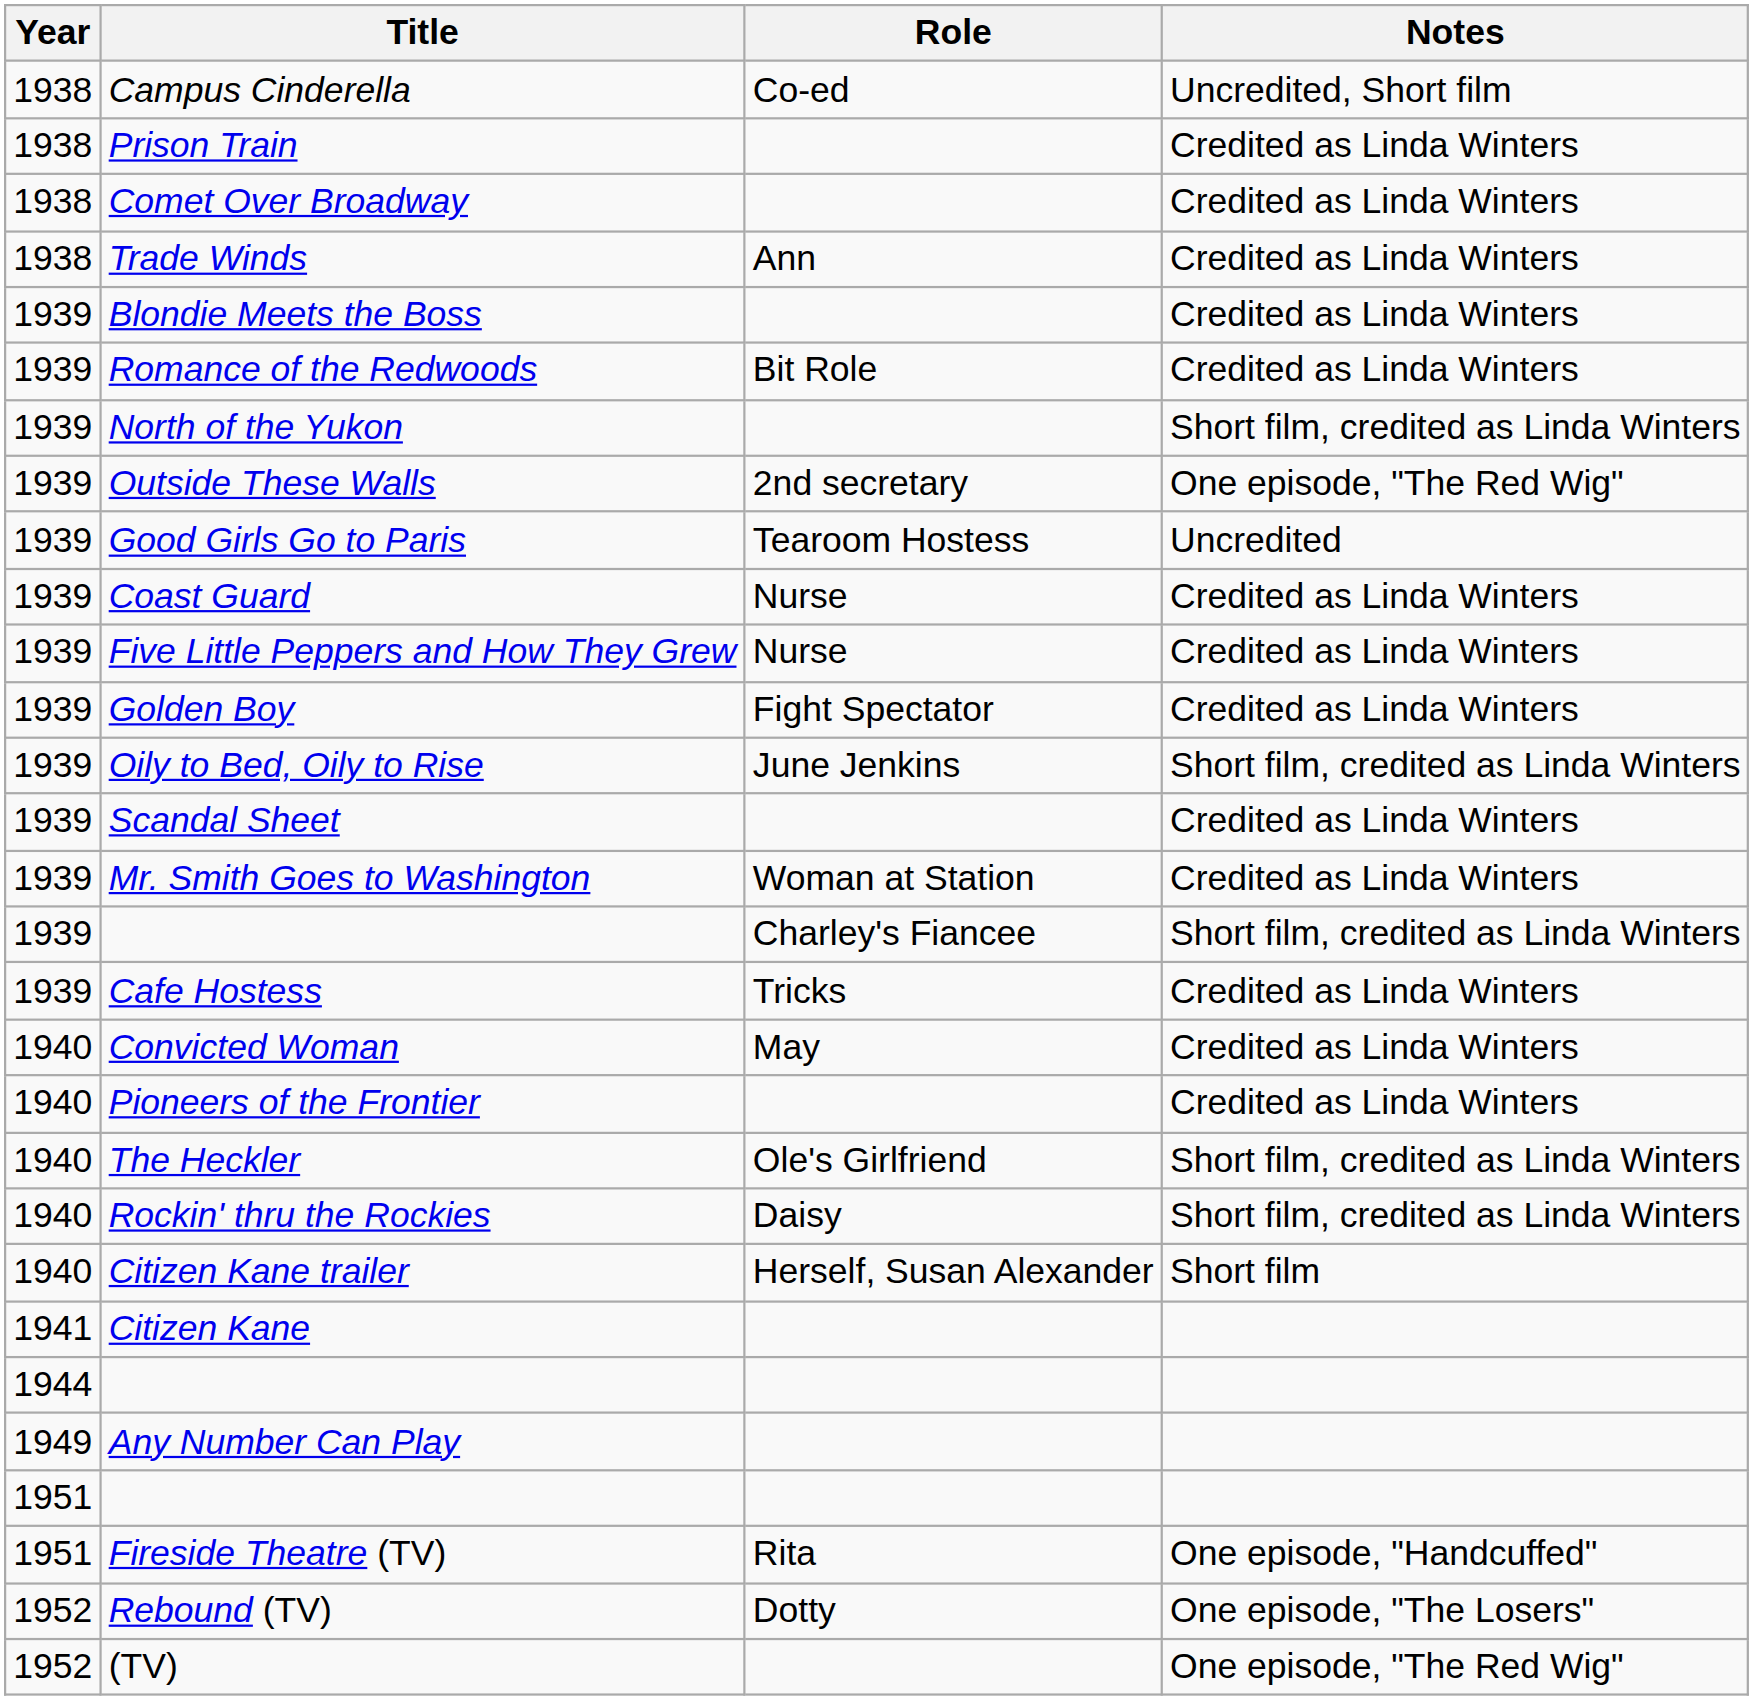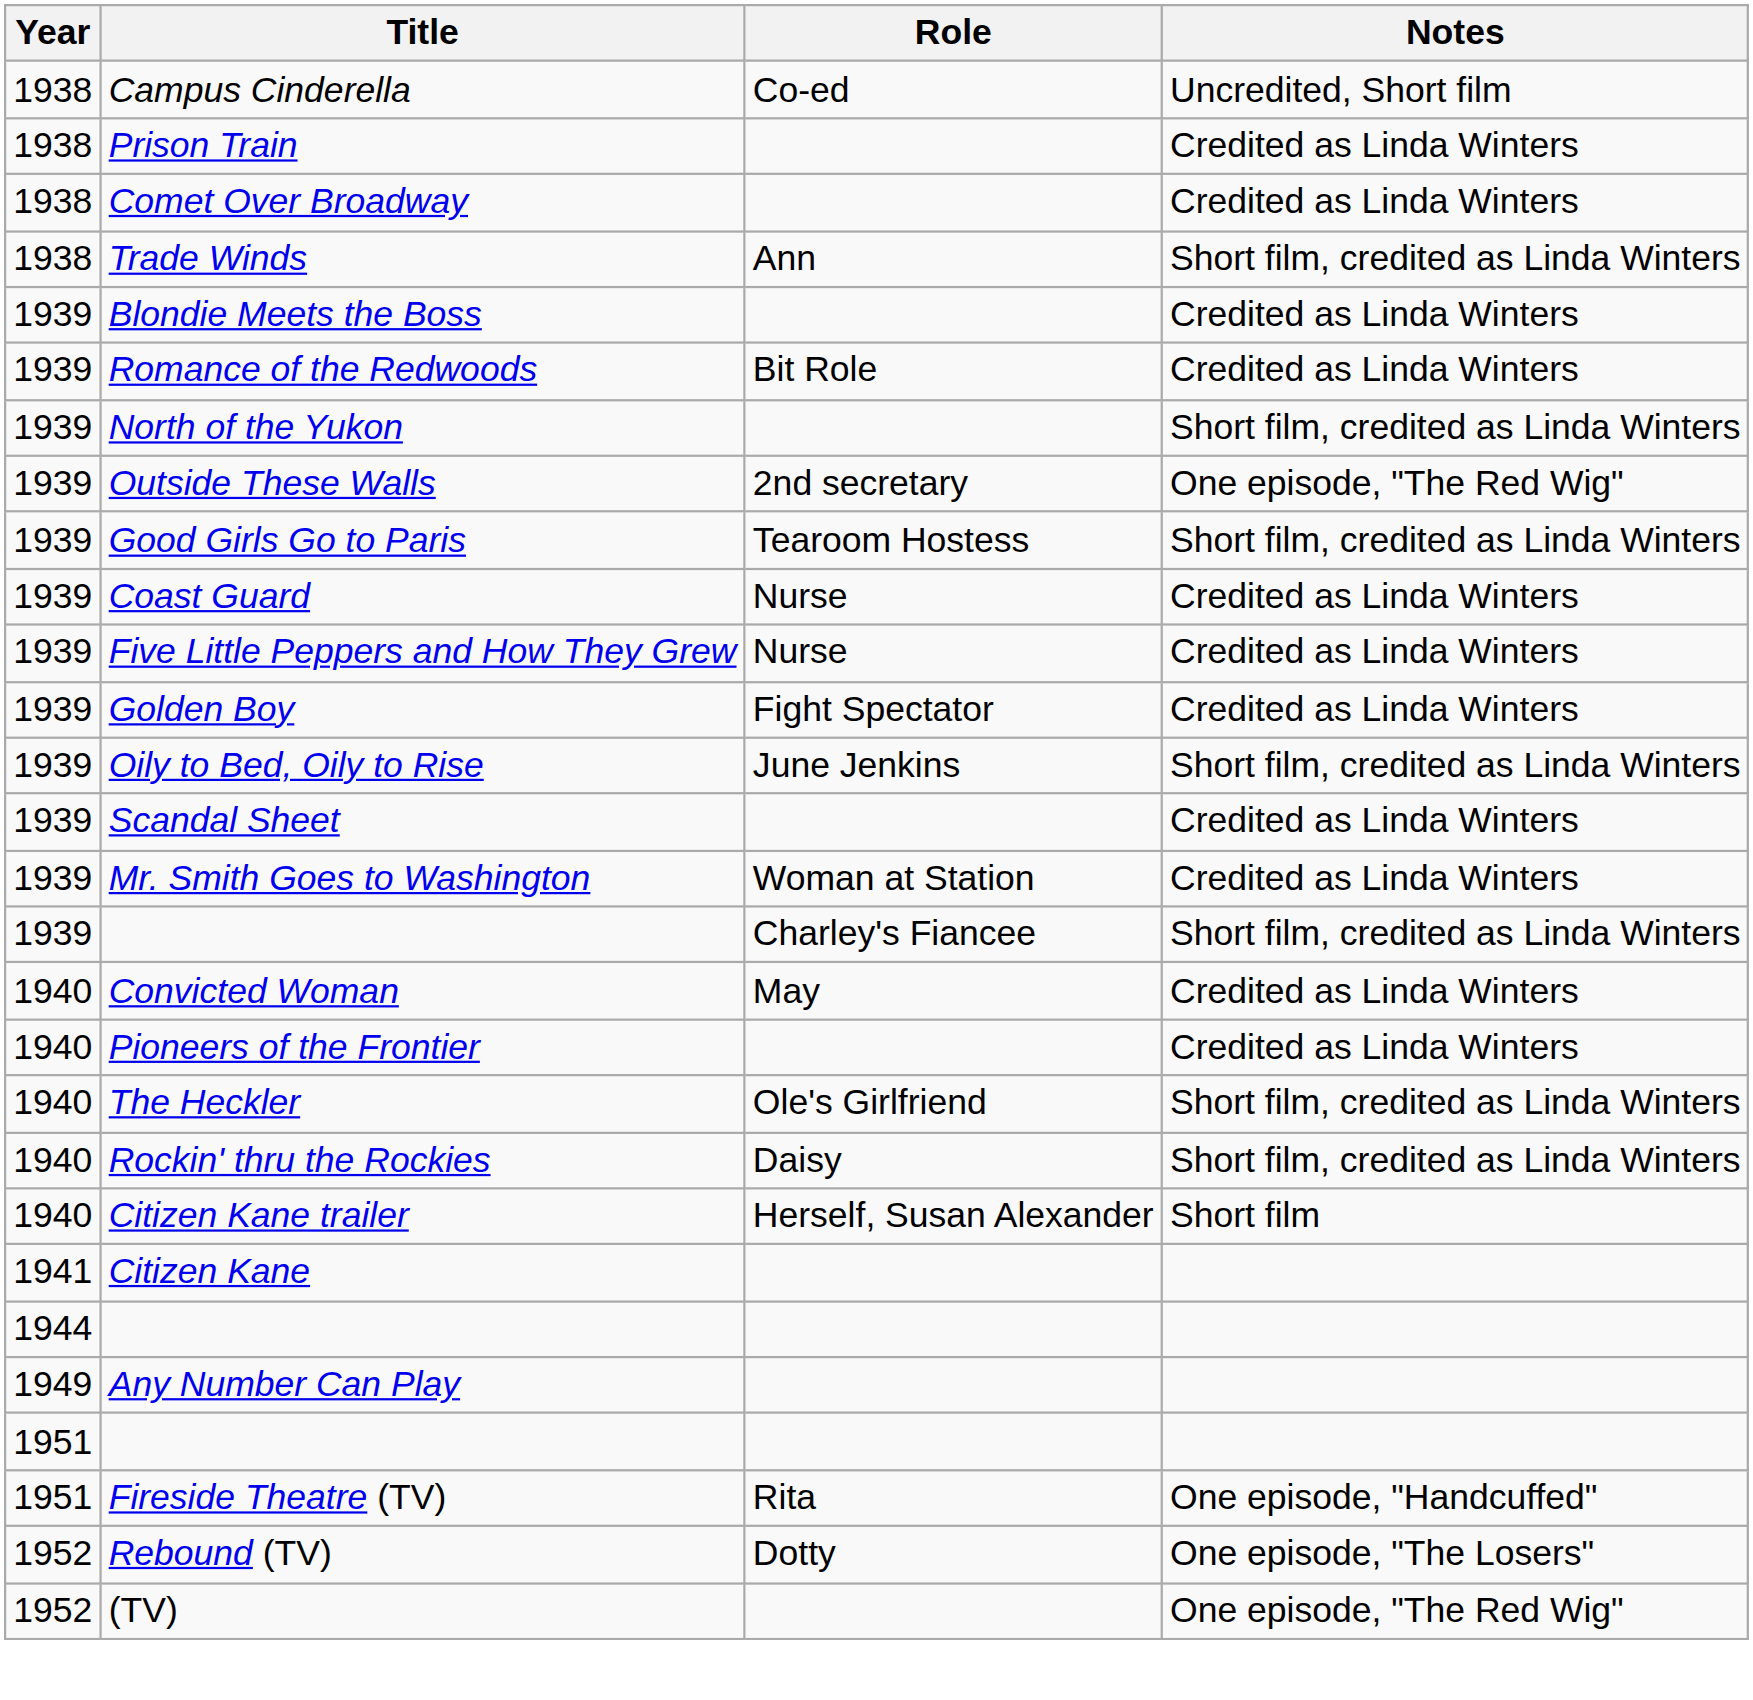(1374, 257) Credited as Linda Winters -> (1455, 257) Short film, credited as Linda Winters
(1256, 539) Uncredited -> (1455, 539) Short film, credited as Linda Winters
- row: (53, 990)
